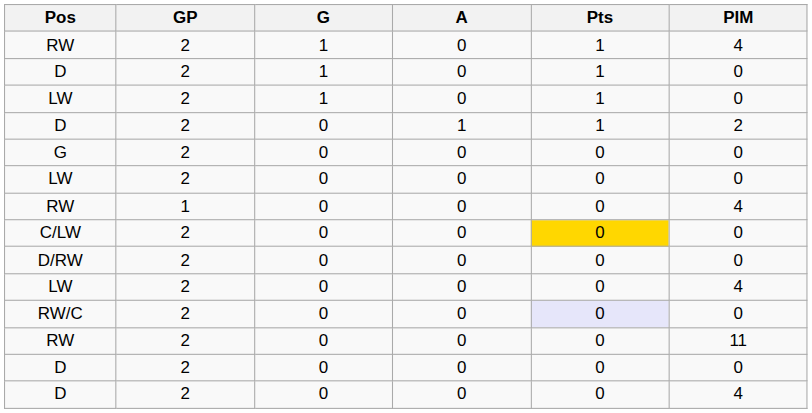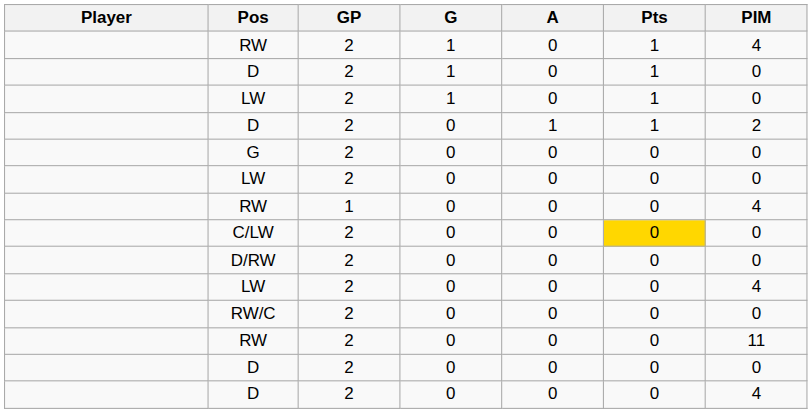+ column: (106, 17)
(600, 313) lavender background -> (655, 313) no background
